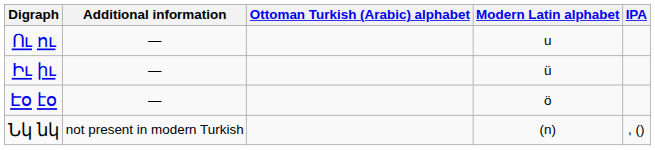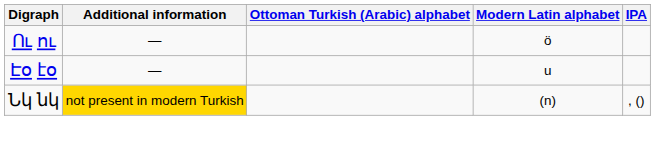(548, 40) u -> (548, 40) ö
- row: (34, 70)
(548, 100) ö -> (548, 70) u
(155, 130) no background -> (155, 100) gold background
